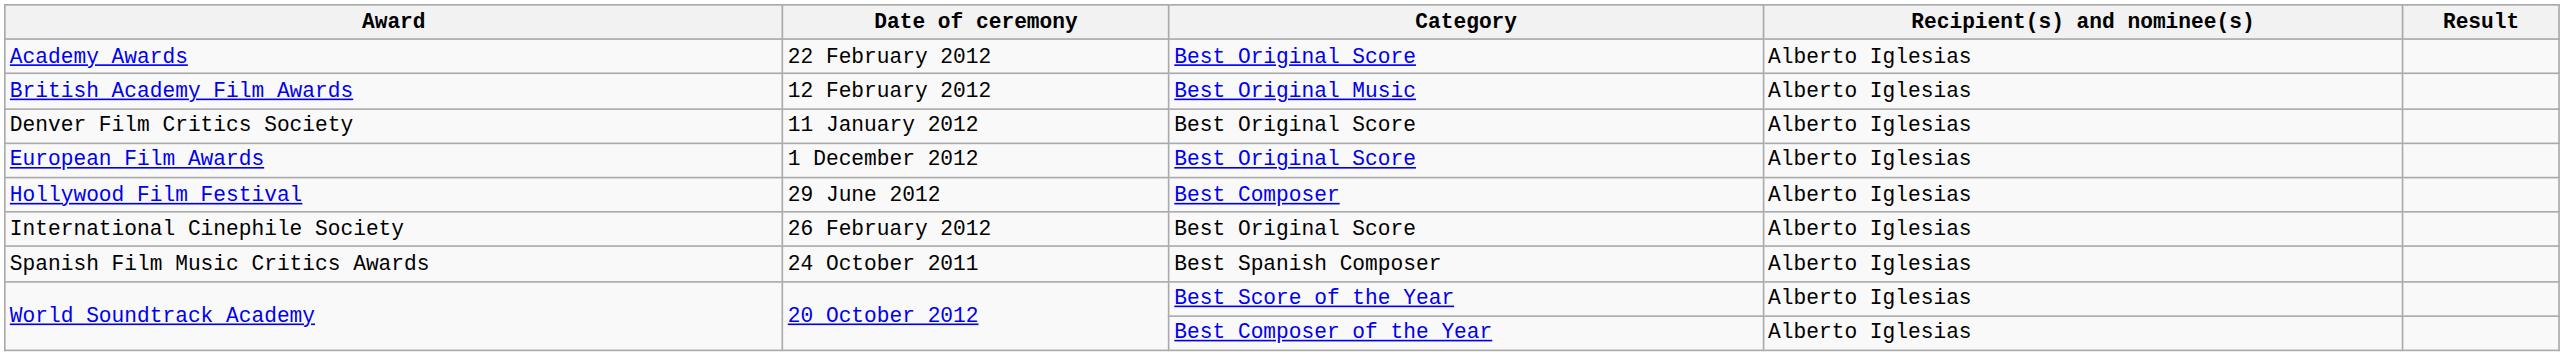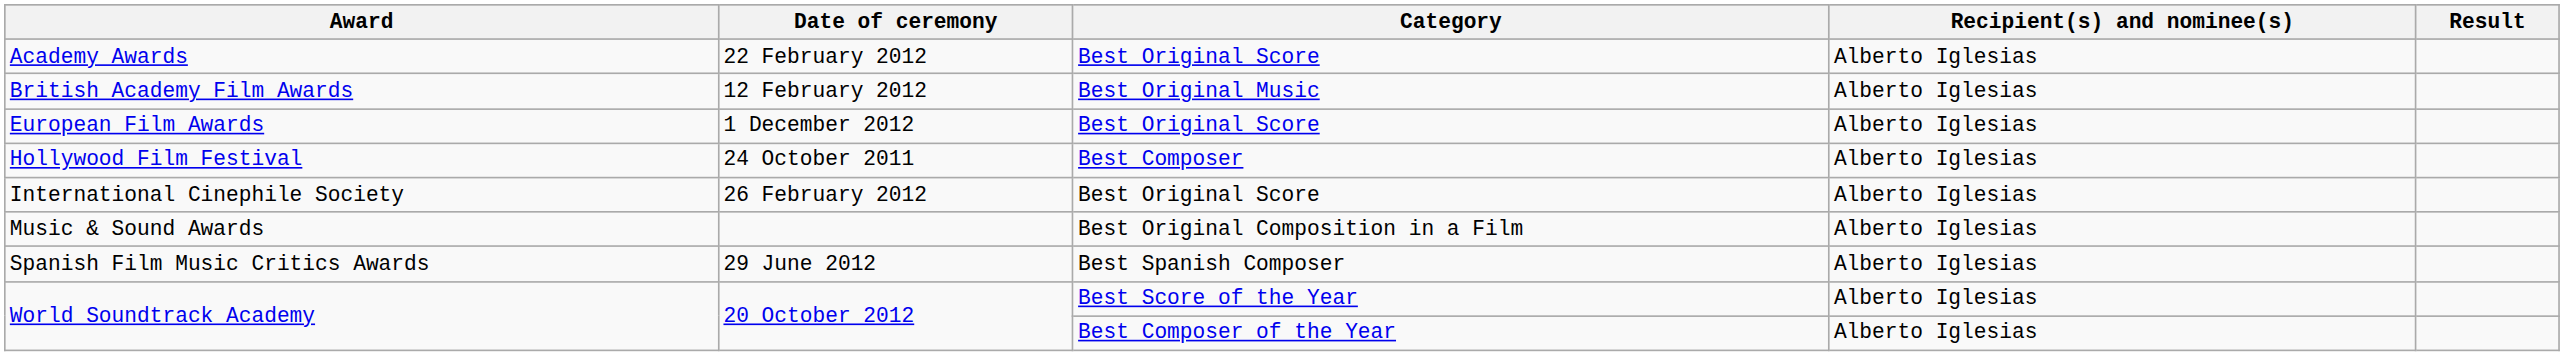- row: (182, 126)
(864, 195) 29 June 2012 -> (819, 160) 24 October 2011
+ row: (137, 229)
(883, 264) 24 October 2011 -> (800, 264) 29 June 2012
